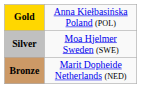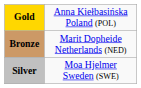rows swapped: (24, 44) <-> (24, 70)
